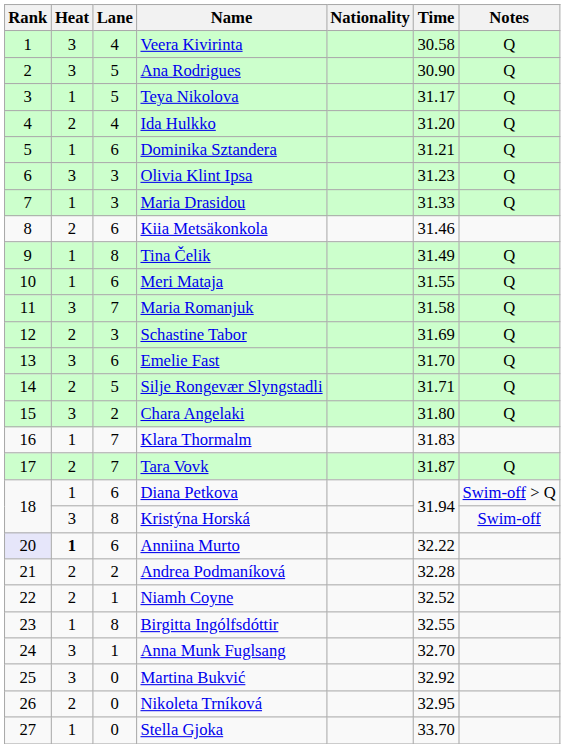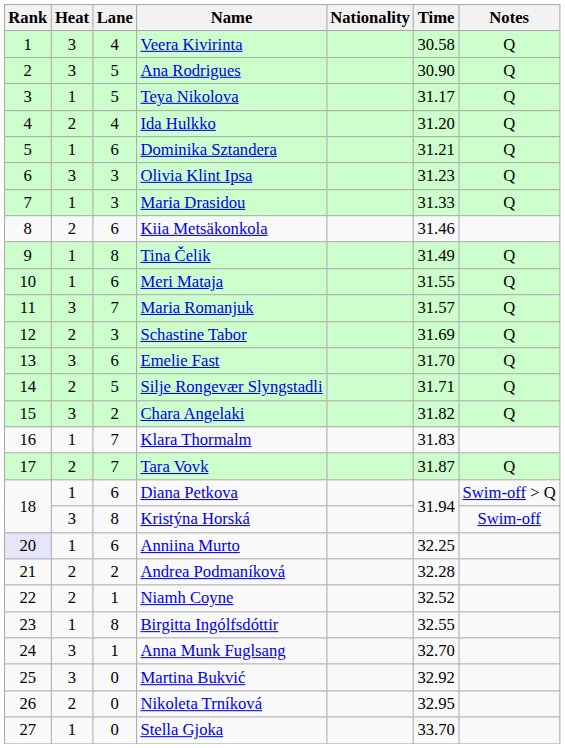(436, 307) 31.58 -> (436, 307) 31.57
(436, 413) 31.80 -> (436, 413) 31.82
(72, 545) bold -> (72, 545) normal
(436, 545) 32.22 -> (436, 545) 32.25
